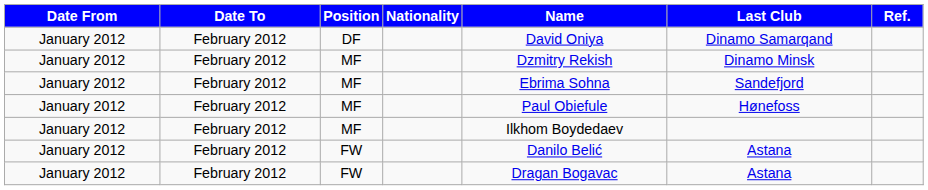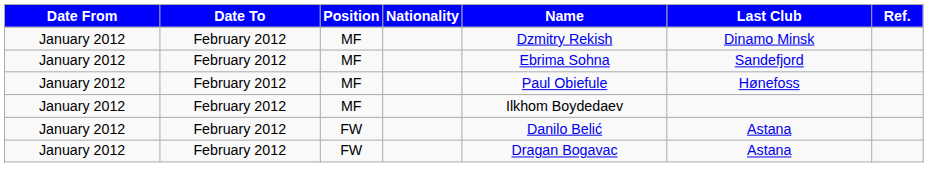- row: (82, 39)
